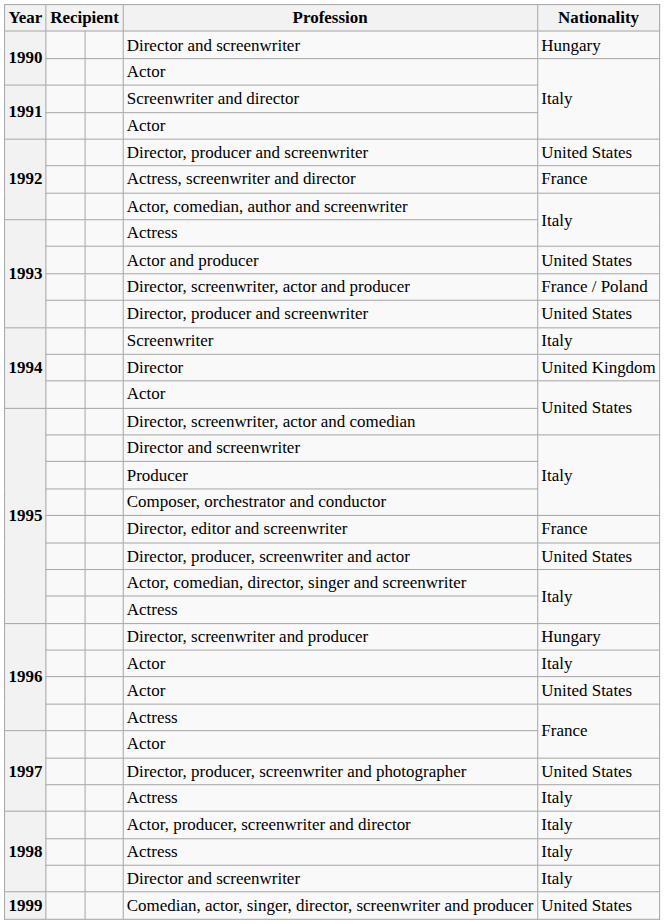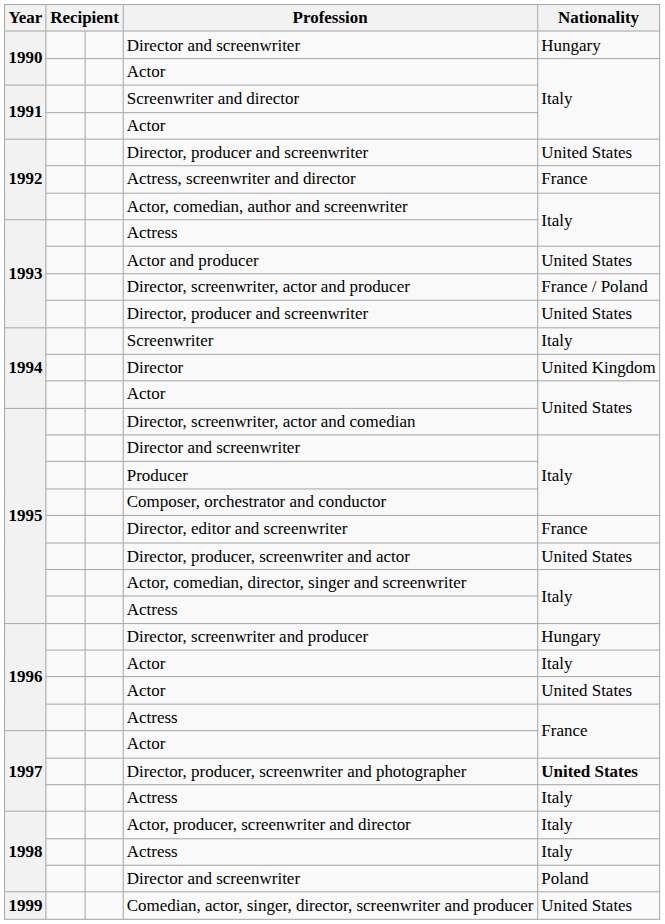(587, 771) normal -> (590, 771) bold
(557, 878) Italy -> (565, 878) Poland
